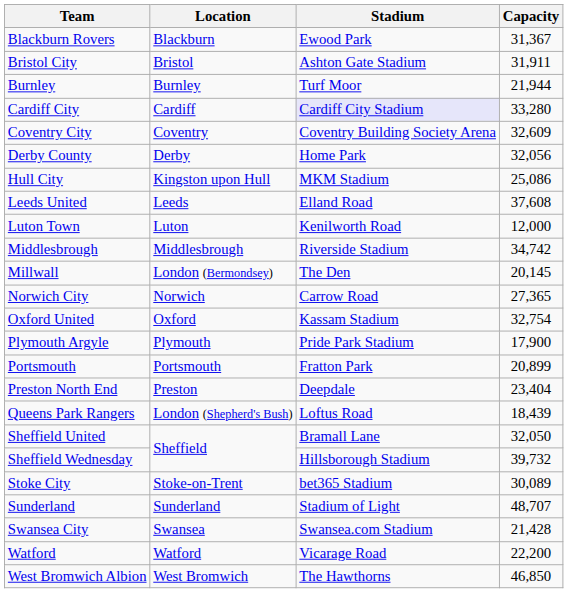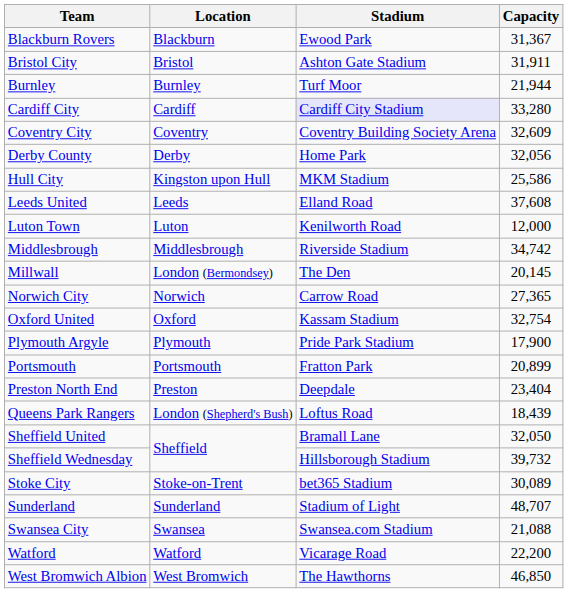(531, 179) 25,086 -> (531, 179) 25,586
(531, 529) 21,428 -> (531, 529) 21,088
